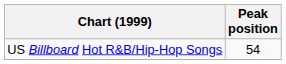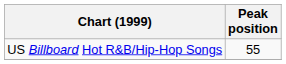(253, 49) 54 -> (253, 49) 55
